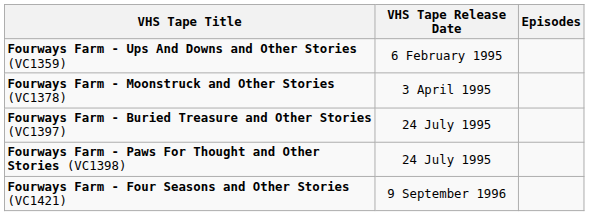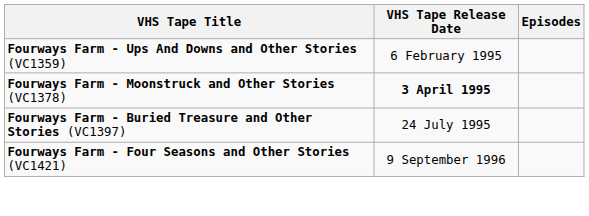(447, 90) normal -> (446, 90) bold
- row: (164, 159)
